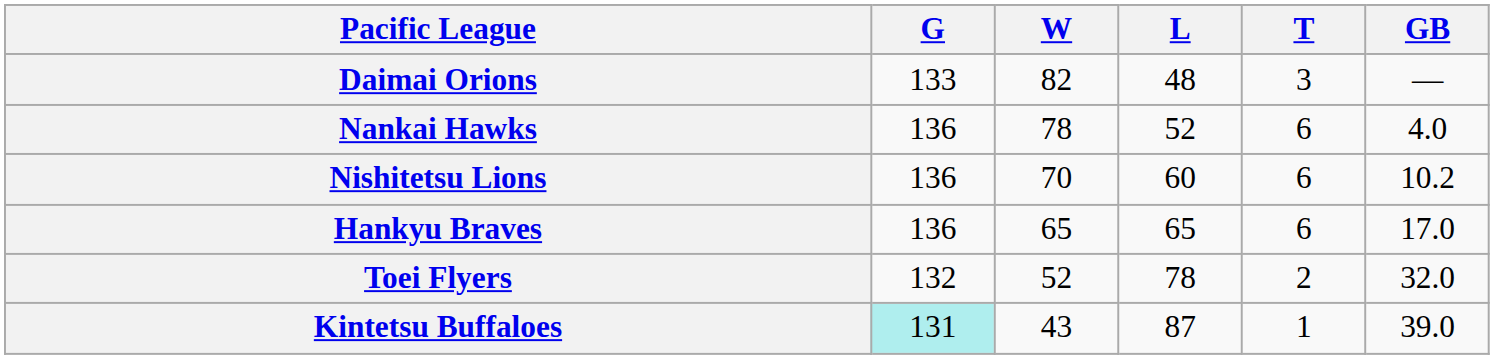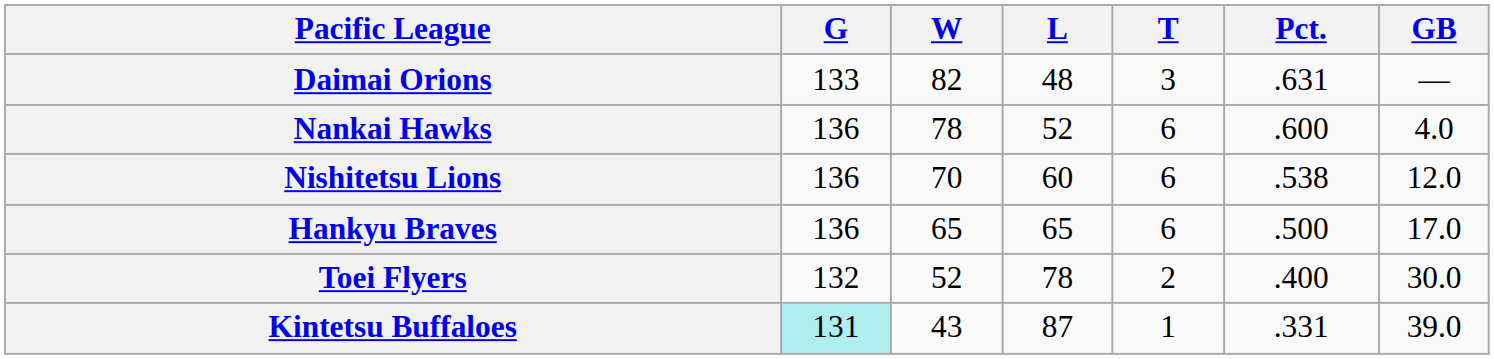+ column: (1301, 29)
(1428, 178) 10.2 -> (1434, 178) 12.0
(1428, 278) 32.0 -> (1434, 278) 30.0
